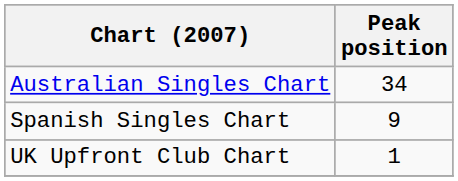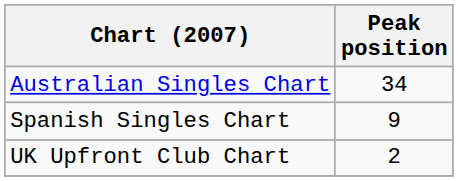(394, 157) 1 -> (394, 157) 2
